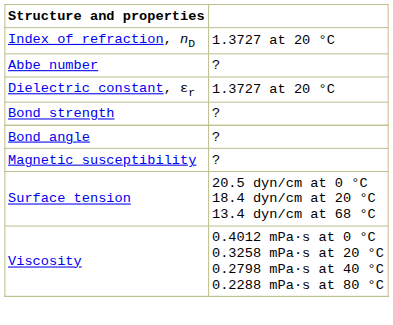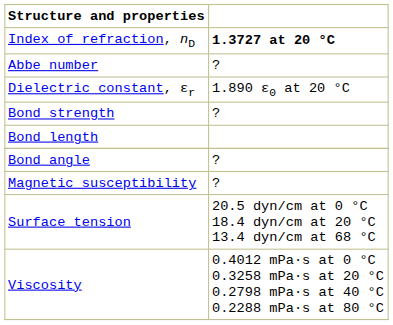(273, 41) normal -> (273, 41) bold
(273, 89) 1.3727 at 20 °C -> (281, 89) 1.890 ε0 at 20 °C
+ row: (53, 137)
